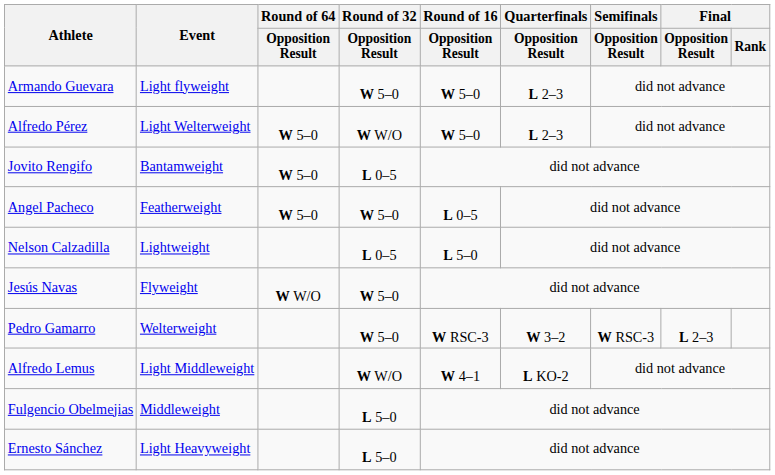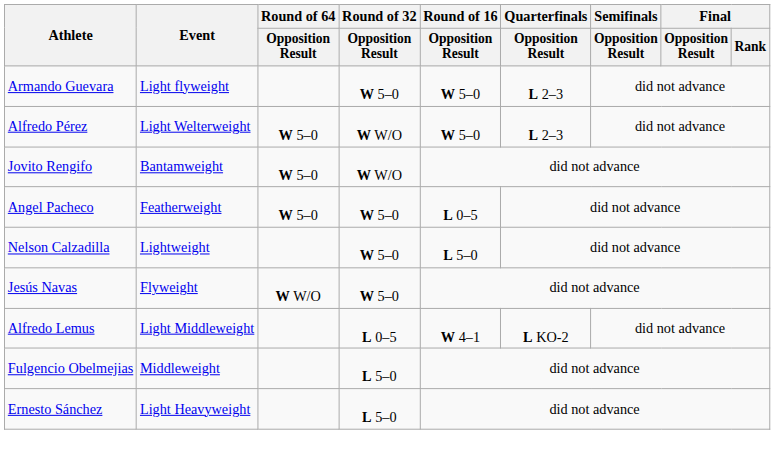(379, 175) L 0–5 -> (379, 175) W W/O
(379, 256) L 0–5 -> (379, 256) W 5–0
- row: (52, 328)
(379, 377) W W/O -> (379, 337) L 0–5
